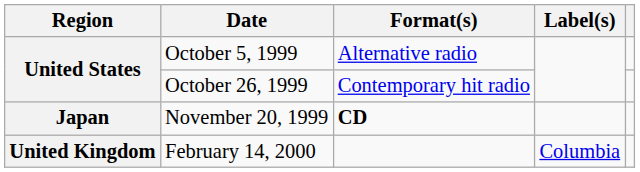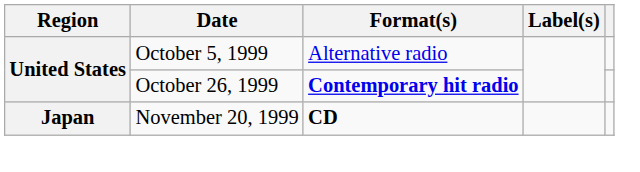(434, 85) normal -> (413, 85) bold
- row: (240, 150)
